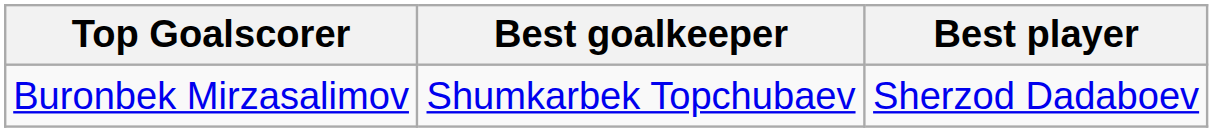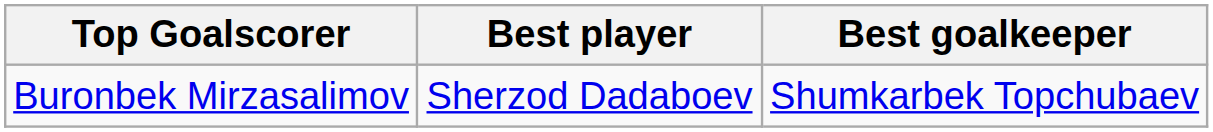columns swapped: (1036, 34) <-> (641, 34)
